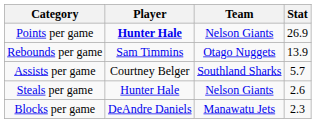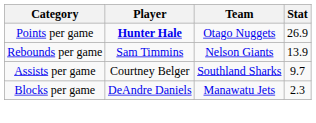(239, 33) Nelson Giants -> (239, 33) Otago Nuggets
(239, 52) Otago Nuggets -> (239, 52) Nelson Giants
(298, 71) 5.7 -> (298, 71) 9.7
- row: (55, 90)
